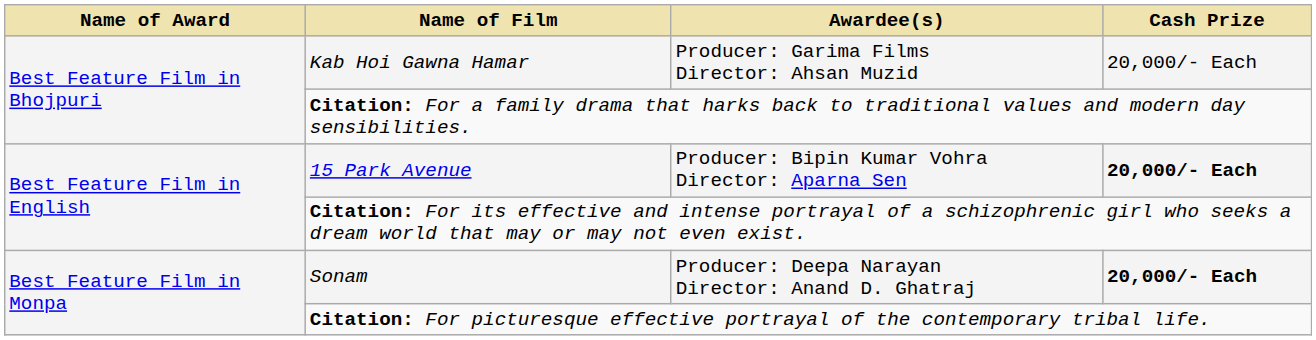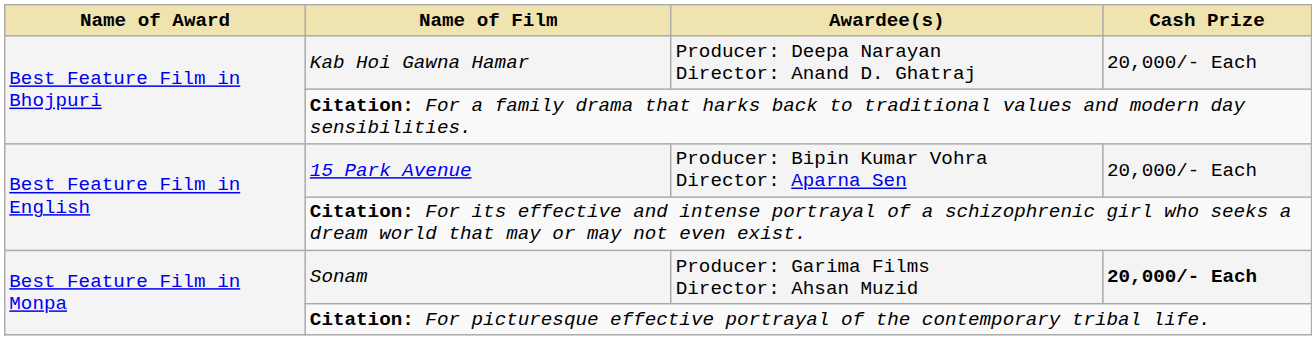(803, 63) Producer: Garima Films Director: Ahsan Muzid -> (826, 63) Producer: Deepa Narayan Director: Anand D. Ghatraj
(1182, 170) bold -> (1182, 170) normal
(826, 277) Producer: Deepa Narayan Director: Anand D. Ghatraj -> (803, 277) Producer: Garima Films Director: Ahsan Muzid
